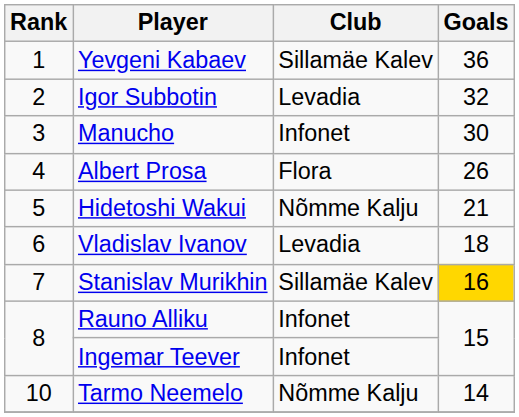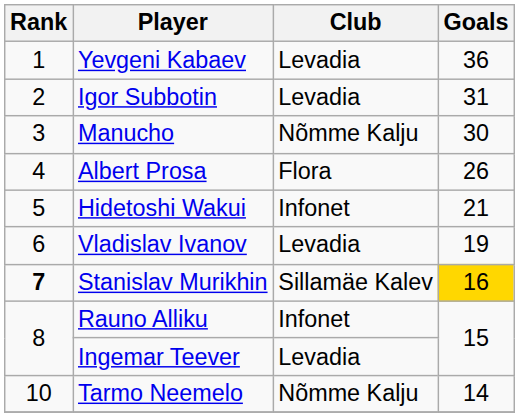(356, 60) Sillamäe Kalev -> (319, 60) Levadia
(476, 97) 32 -> (476, 97) 31
(314, 134) Infonet -> (348, 134) Nõmme Kalju
(348, 208) Nõmme Kalju -> (314, 208) Infonet
(476, 245) 18 -> (476, 245) 19
(39, 282) normal -> (39, 282) bold
(314, 356) Infonet -> (319, 356) Levadia
